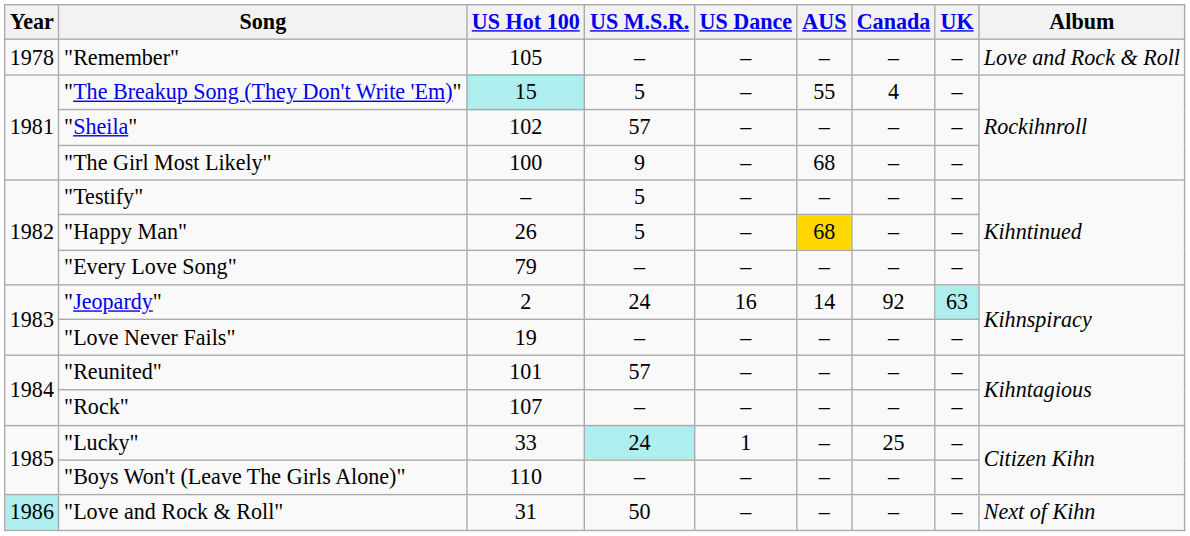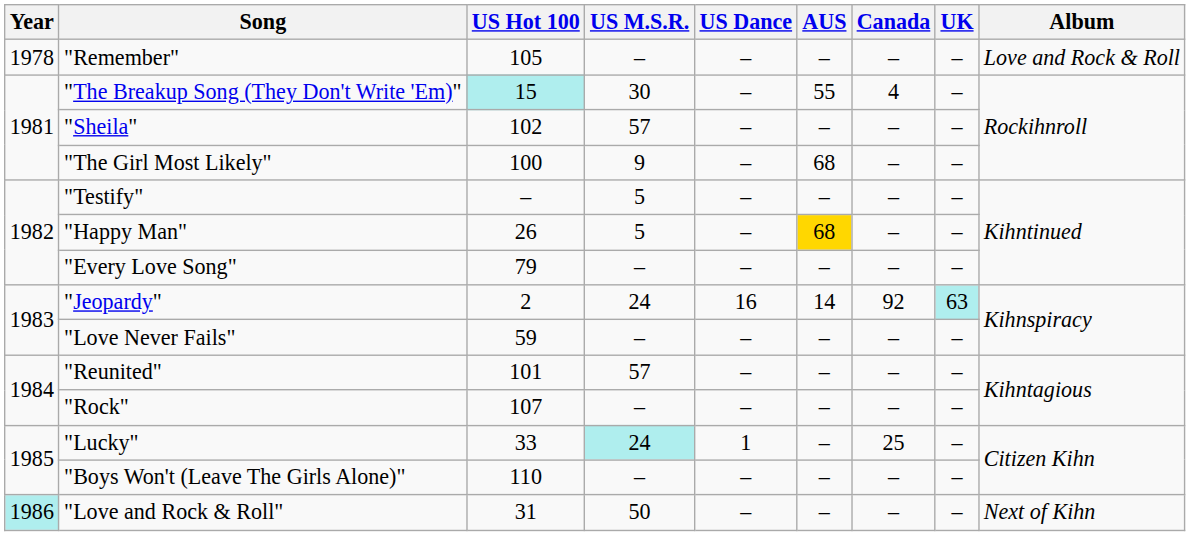(640, 92) 5 -> (640, 92) 30
(526, 337) 19 -> (526, 337) 59
